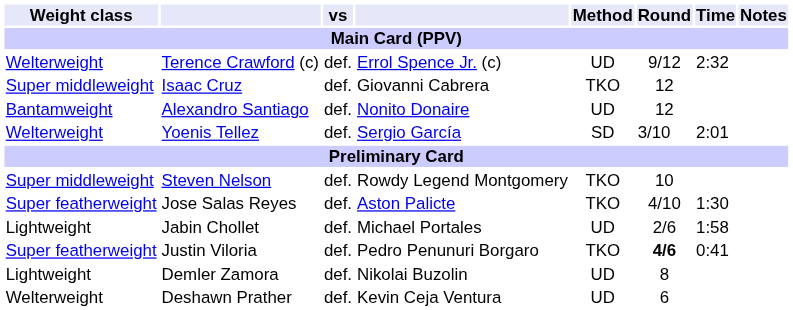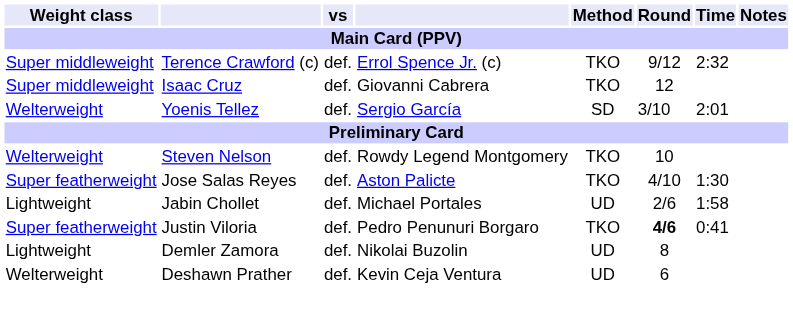(54, 62) Welterweight -> (80, 62) Super middleweight
(603, 62) UD -> (603, 62) TKO
- row: (235, 109)
(80, 180) Super middleweight -> (54, 156) Welterweight
